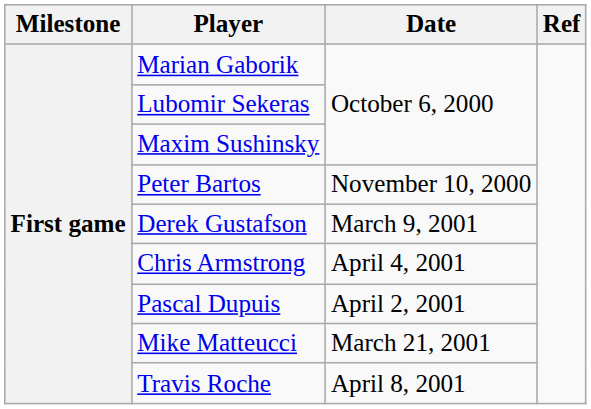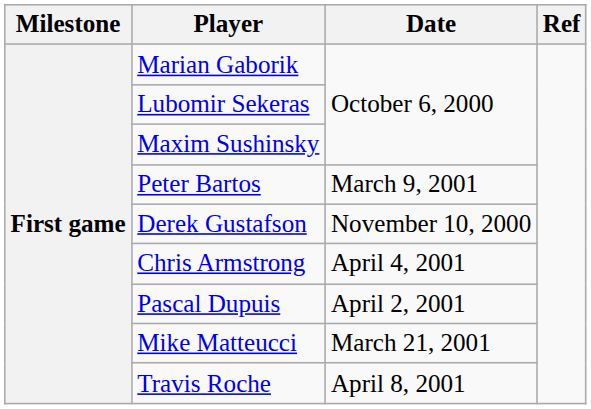(431, 183) November 10, 2000 -> (405, 183) March 9, 2001
(405, 223) March 9, 2001 -> (431, 223) November 10, 2000
